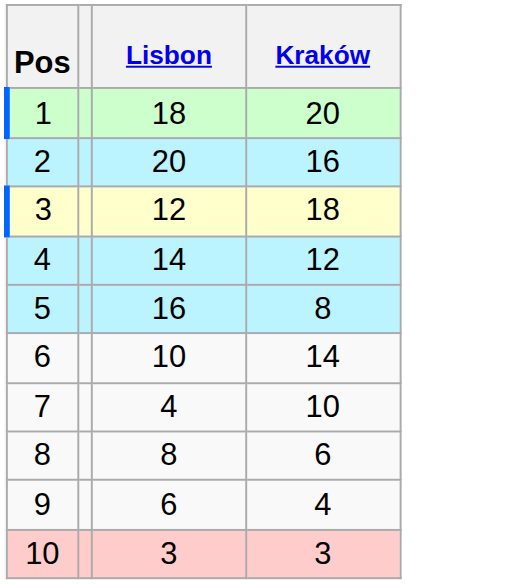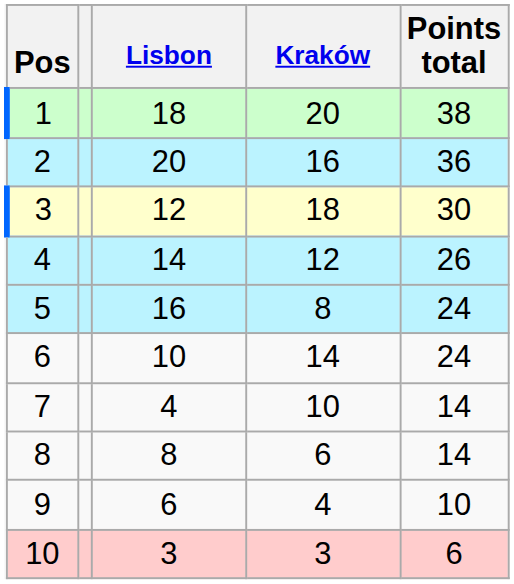+ column: (454, 46)
